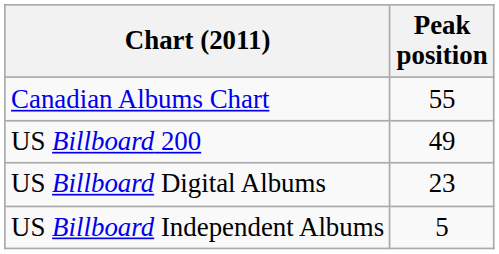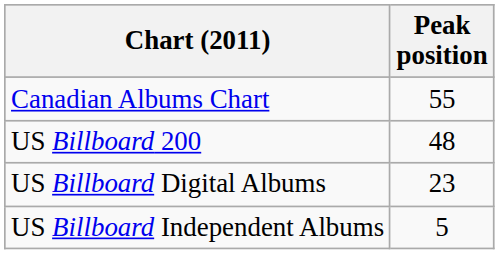(442, 141) 49 -> (442, 141) 48
